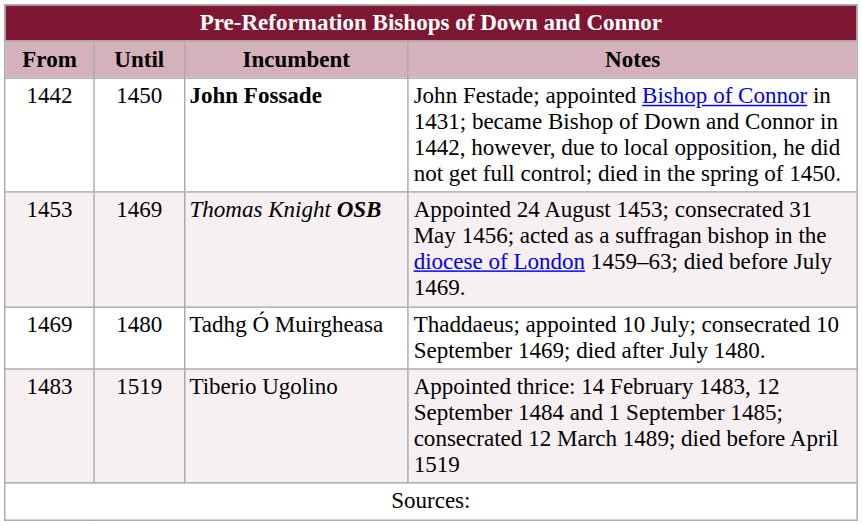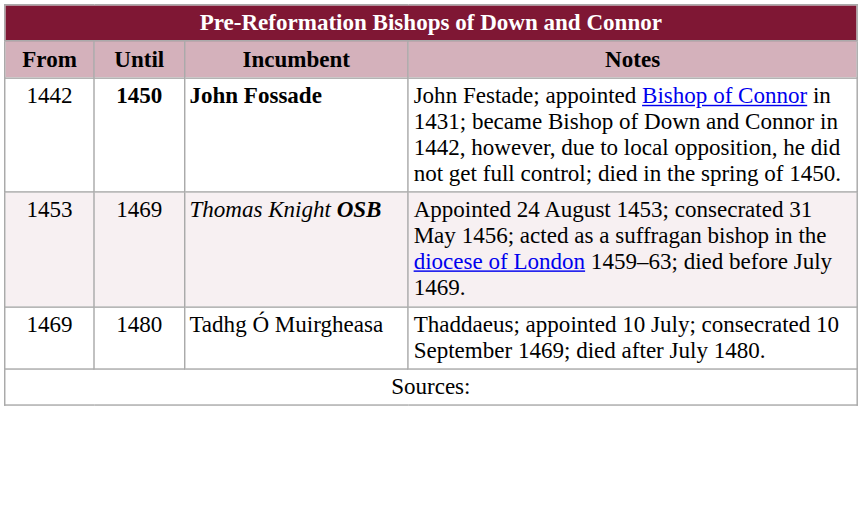(139, 95) normal -> (139, 95) bold
- row: (264, 386)
